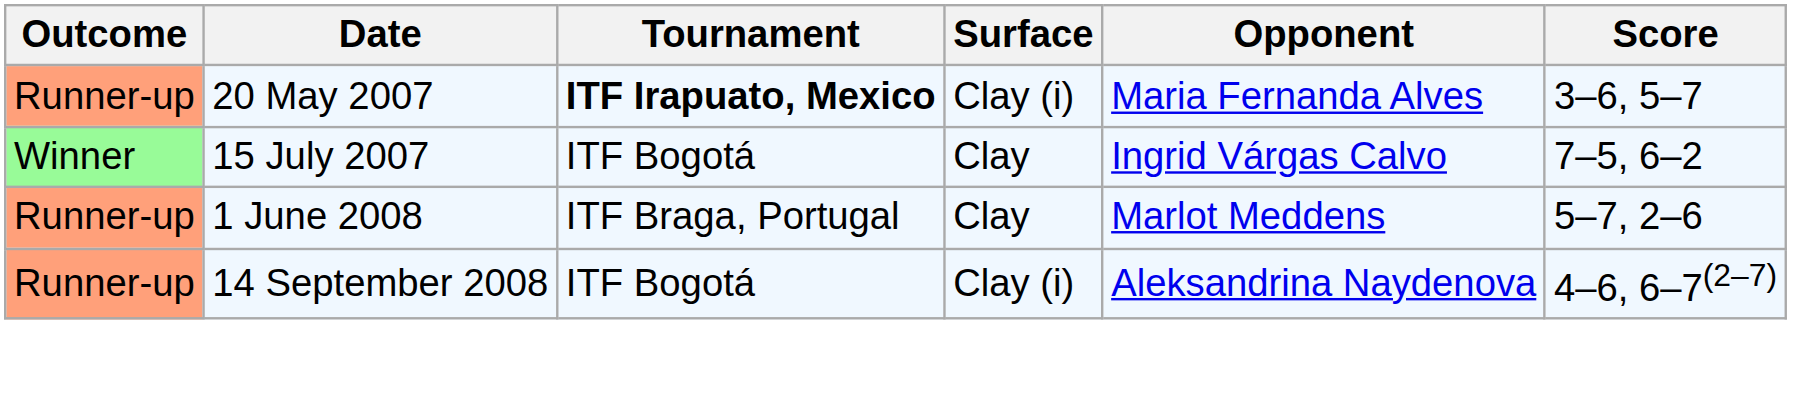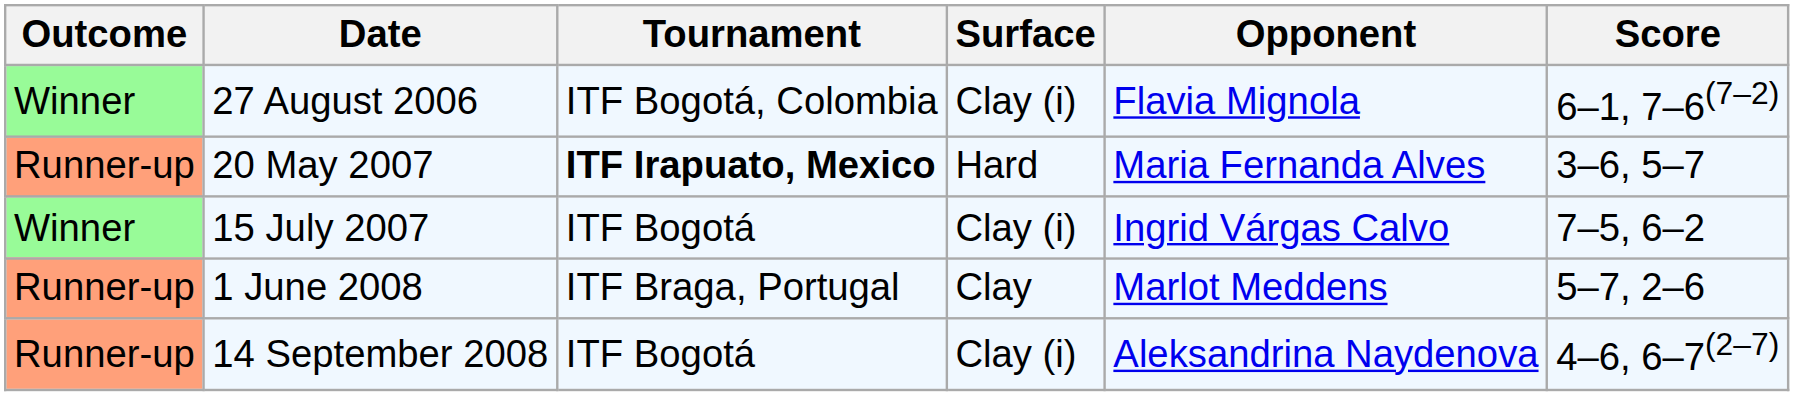+ row: (345, 100)
(1014, 95) Clay (i) -> (997, 166) Hard
(991, 156) Clay -> (1016, 227) Clay (i)
